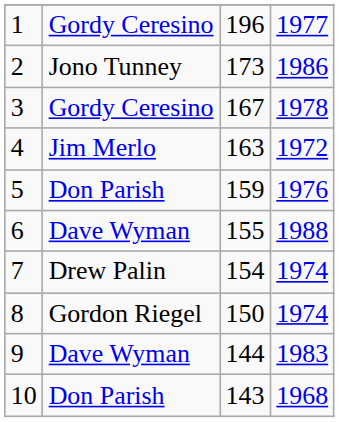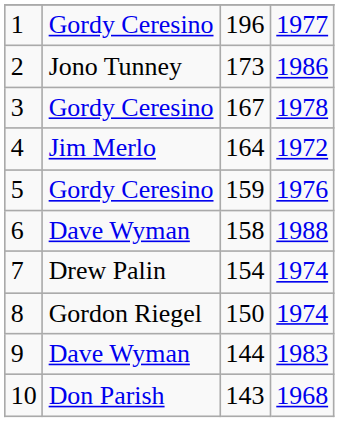(245, 148) 163 -> (245, 148) 164
(107, 189) Don Parish -> (131, 189) Gordy Ceresino
(245, 230) 155 -> (245, 230) 158
